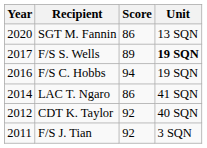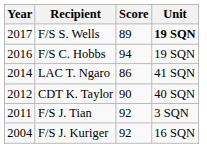- row: (77, 34)
(128, 113) 92 -> (125, 93) 90
+ row: (73, 133)
